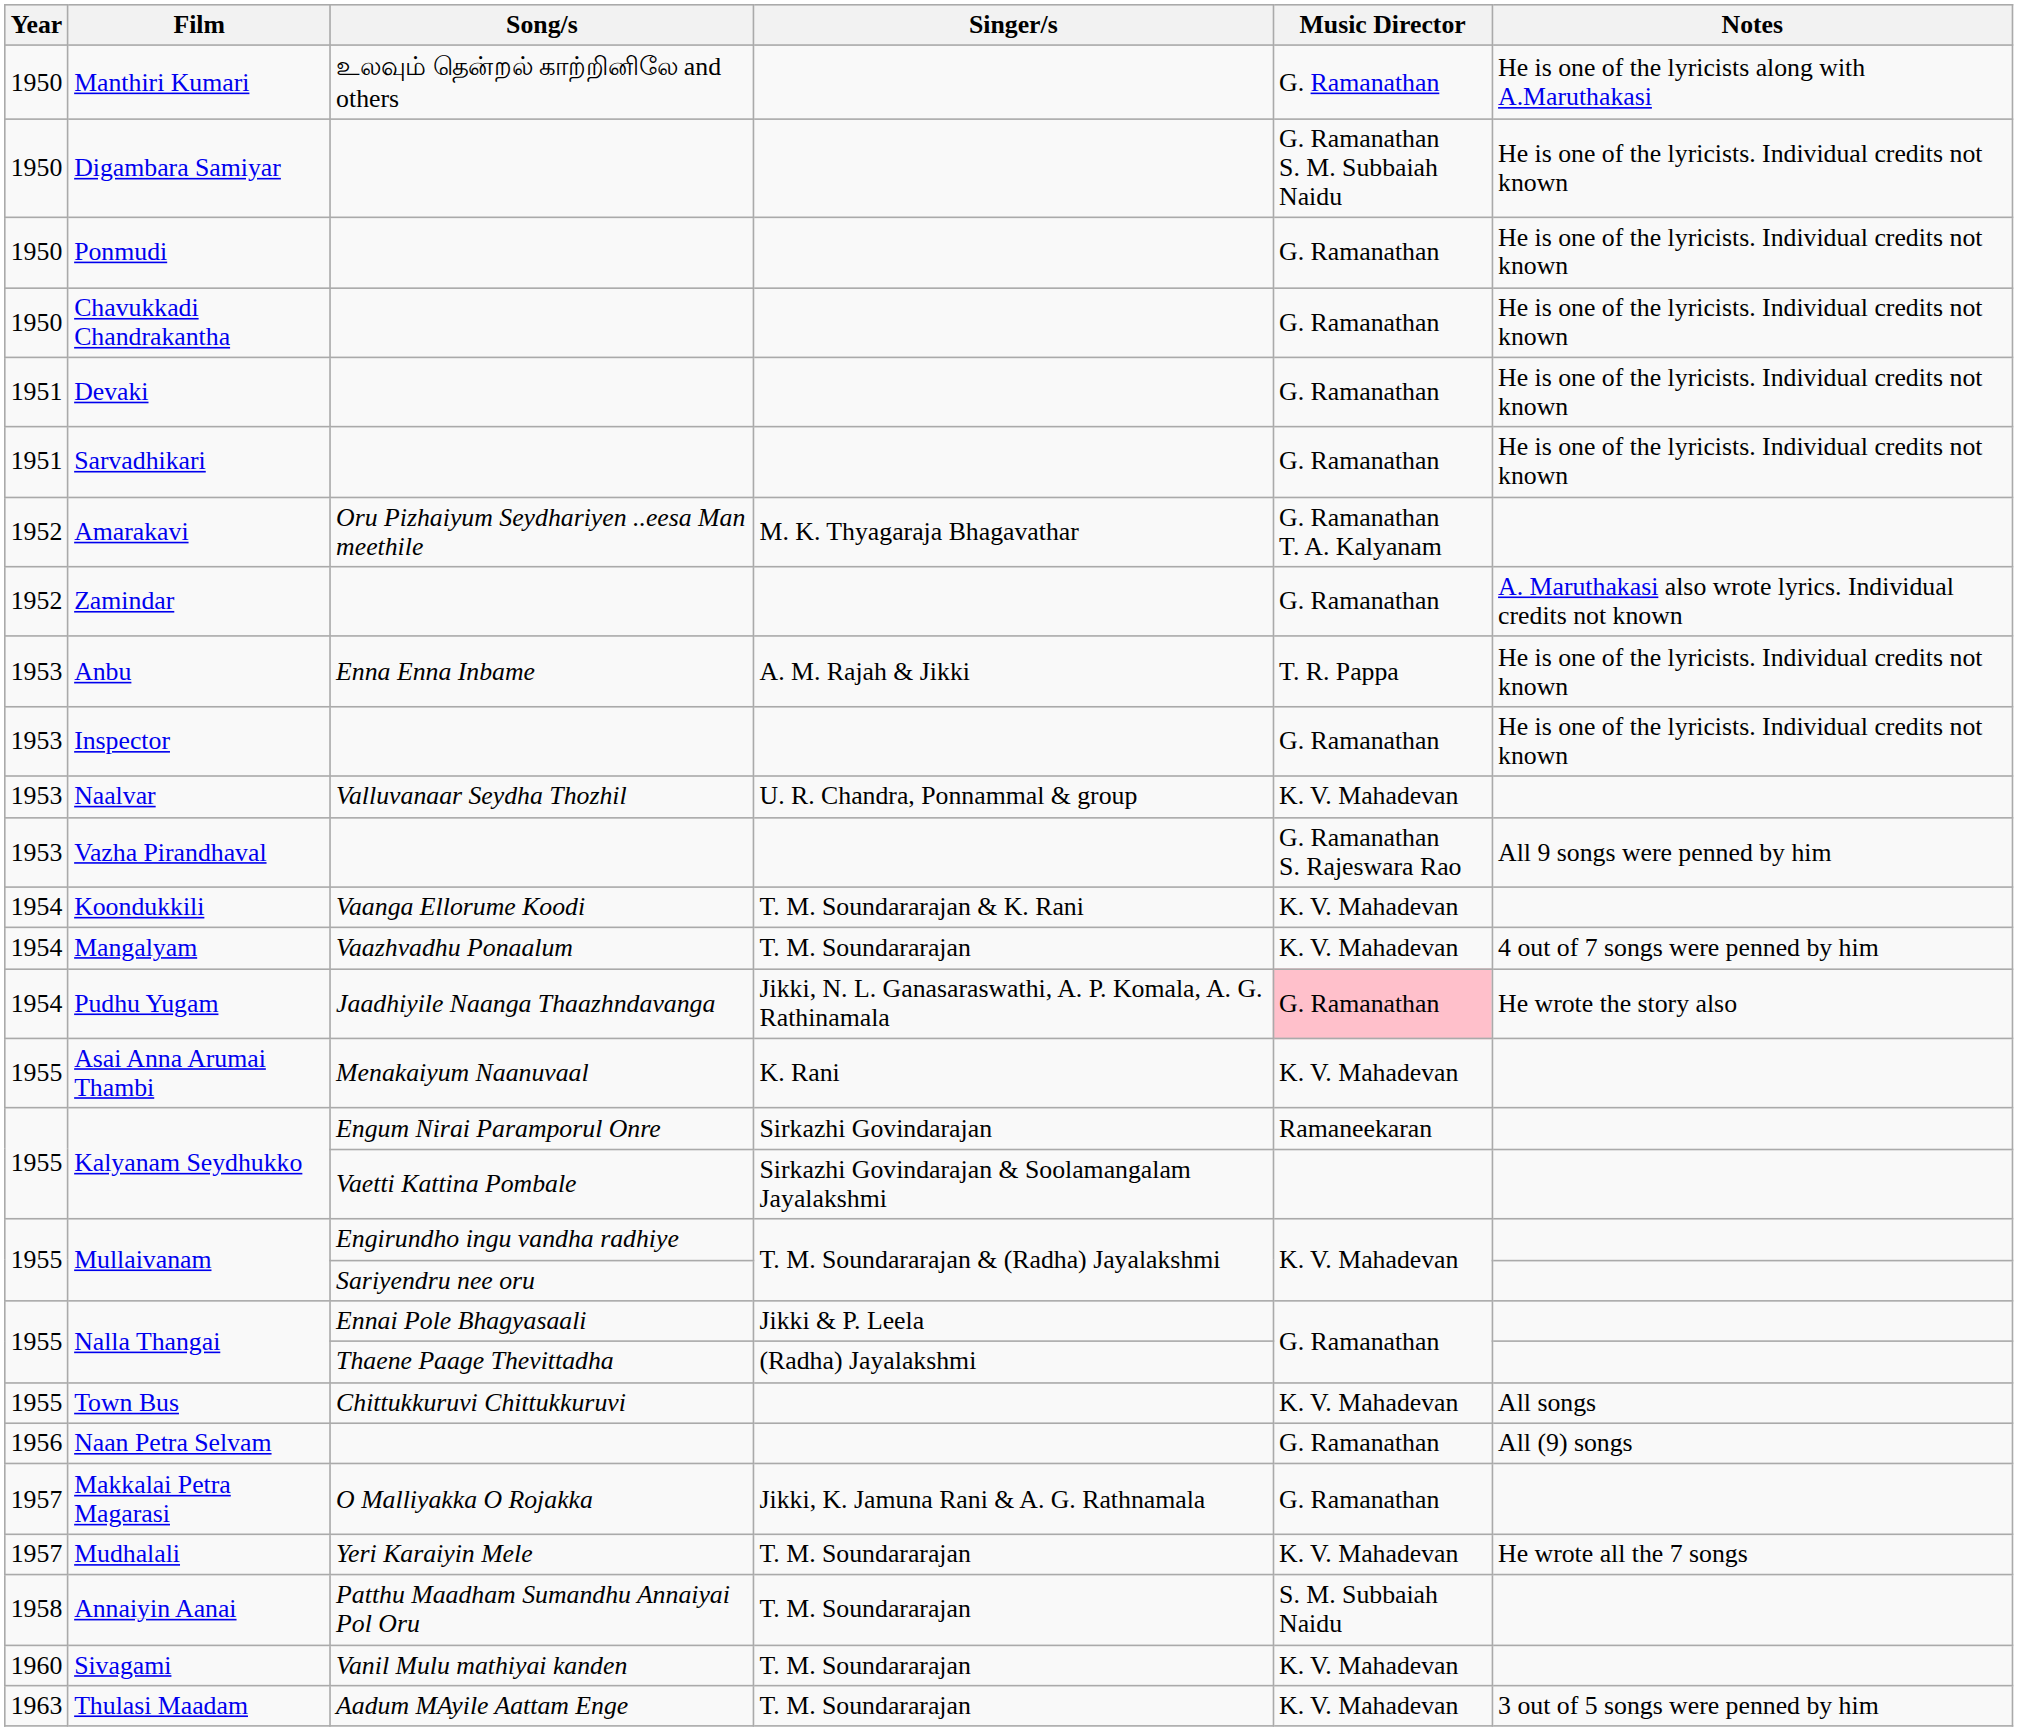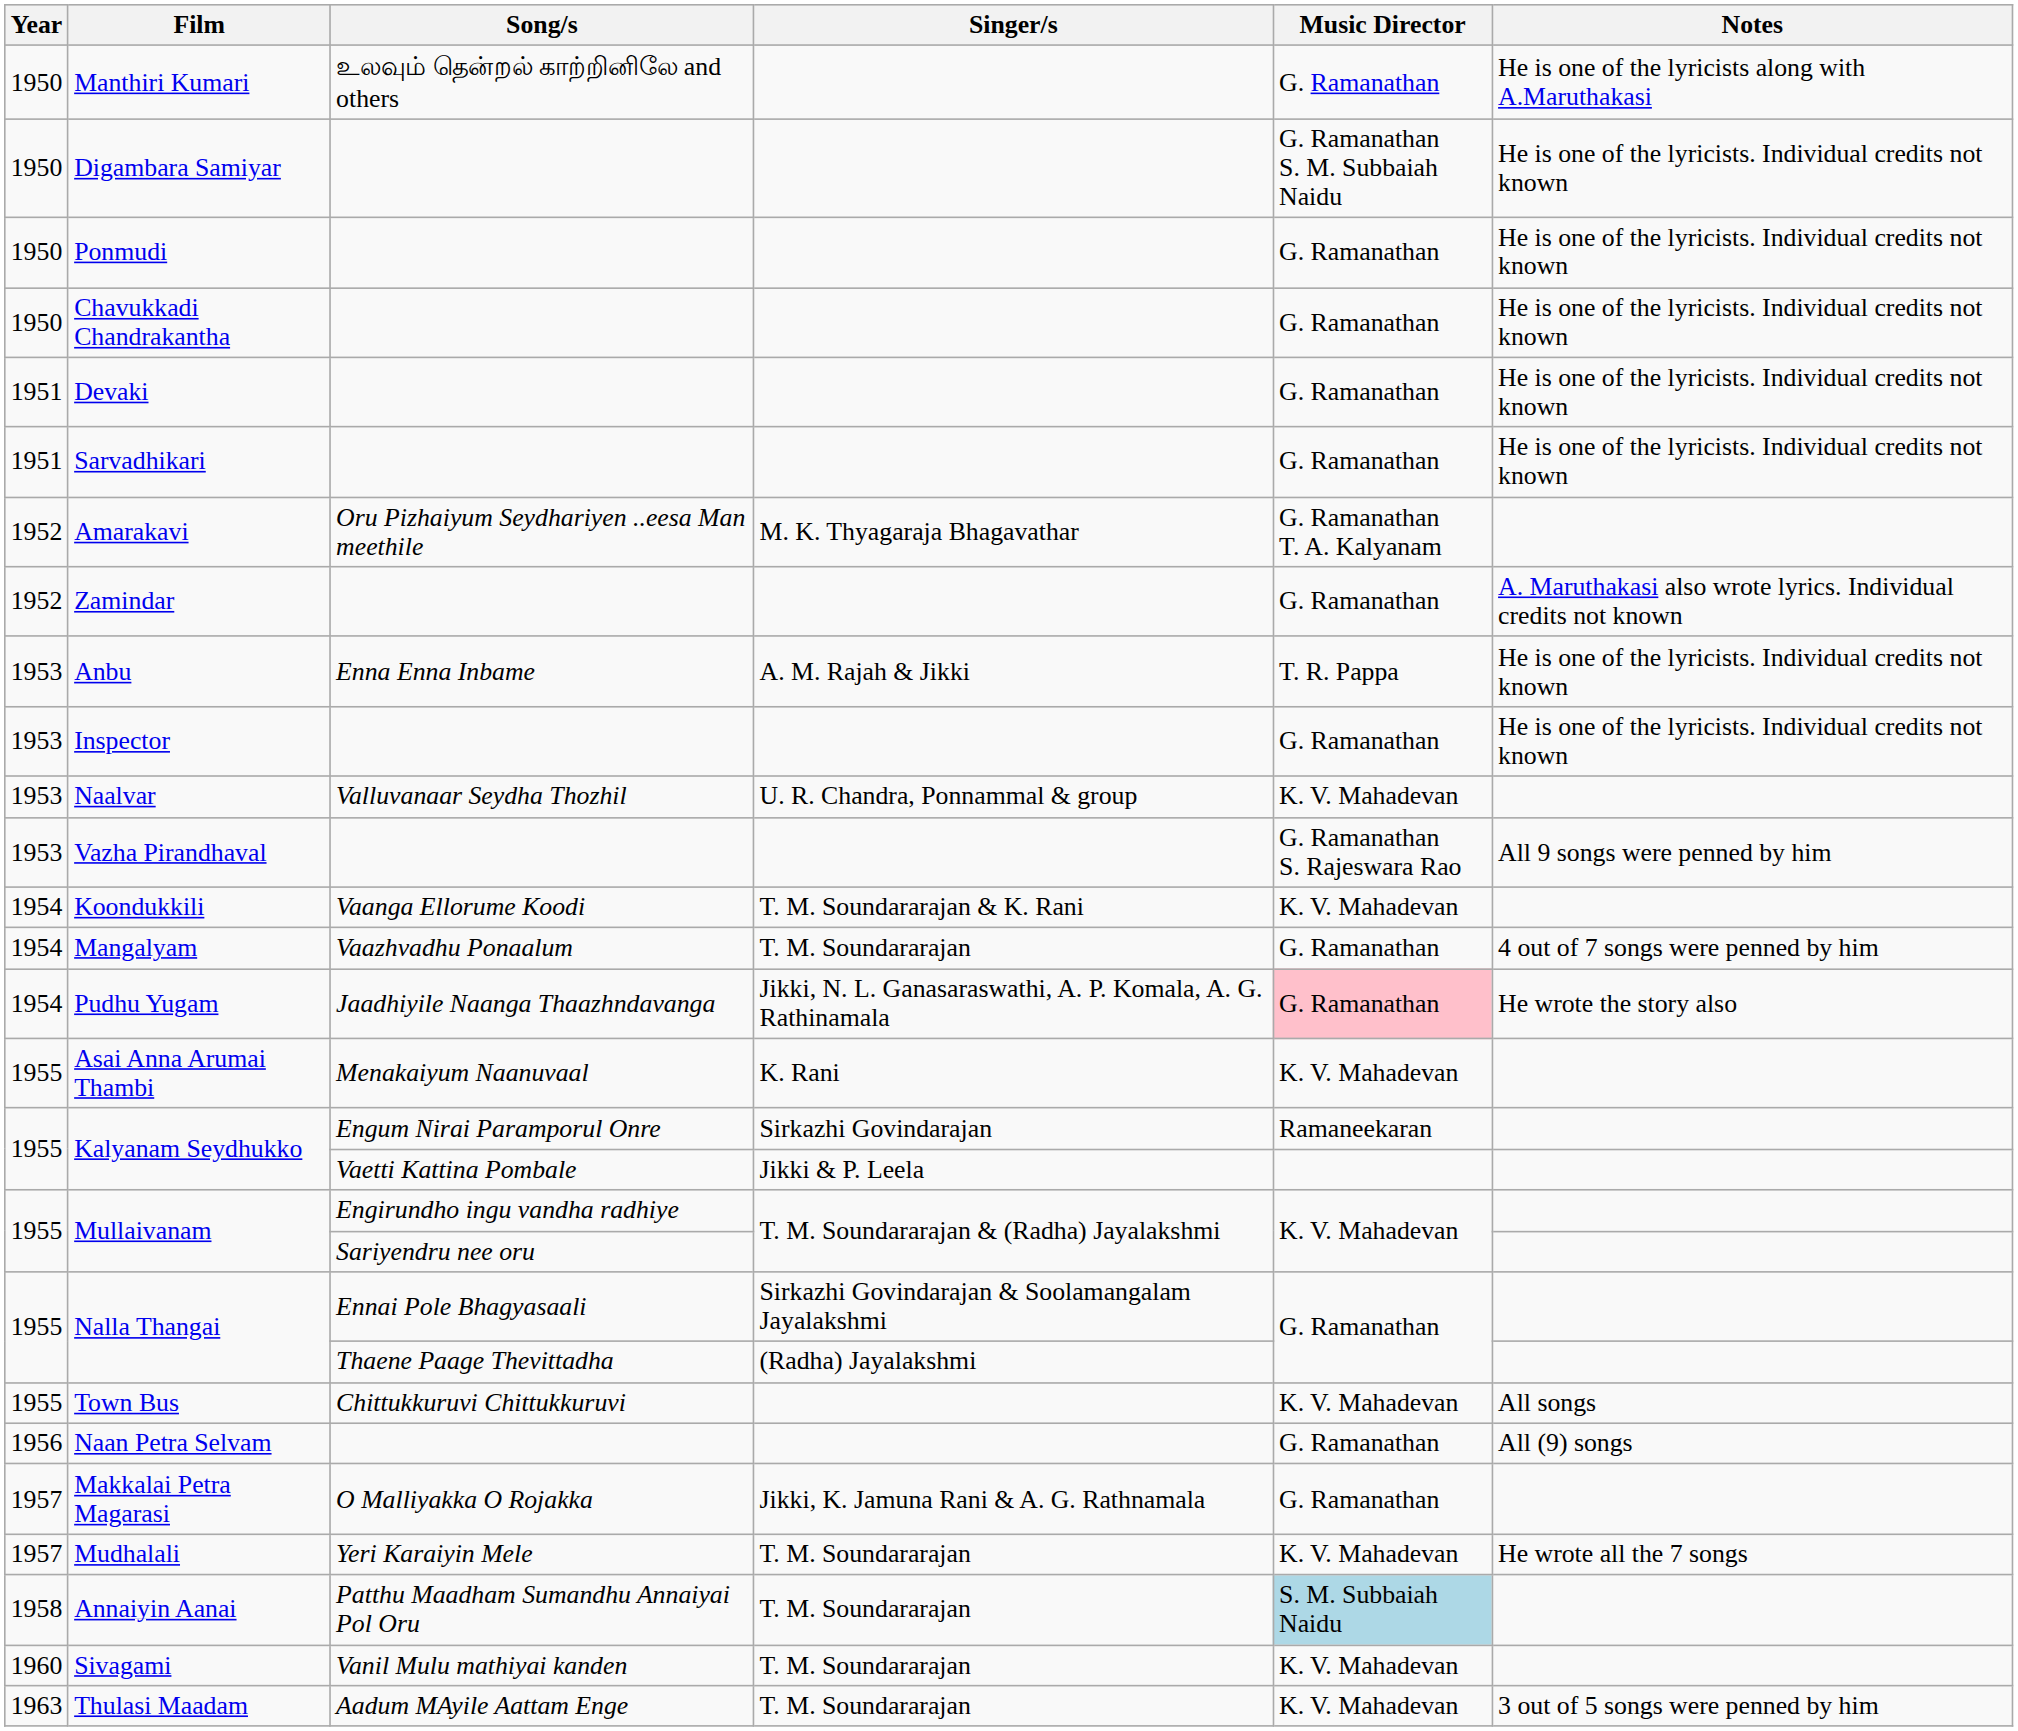(1369, 947) K. V. Mahadevan -> (1359, 947) G. Ramanathan
(975, 1183) Sirkazhi Govindarajan & Soolamangalam Jayalakshmi -> (842, 1169) Jikki & P. Leela
(842, 1320) Jikki & P. Leela -> (975, 1306) Sirkazhi Govindarajan & Soolamangalam Jayalakshmi
(1359, 1609) no background -> (1359, 1609) lightblue background
